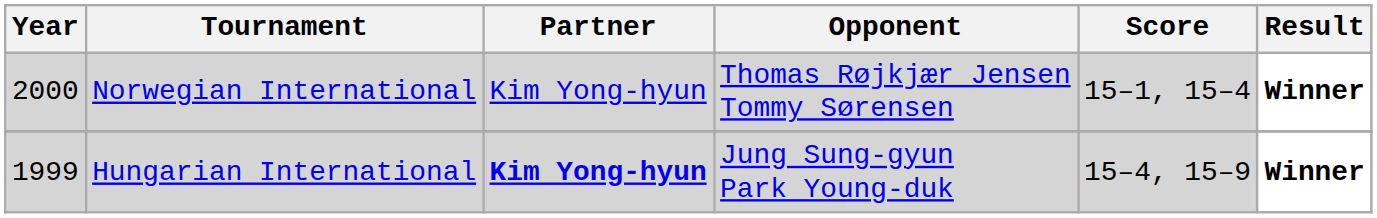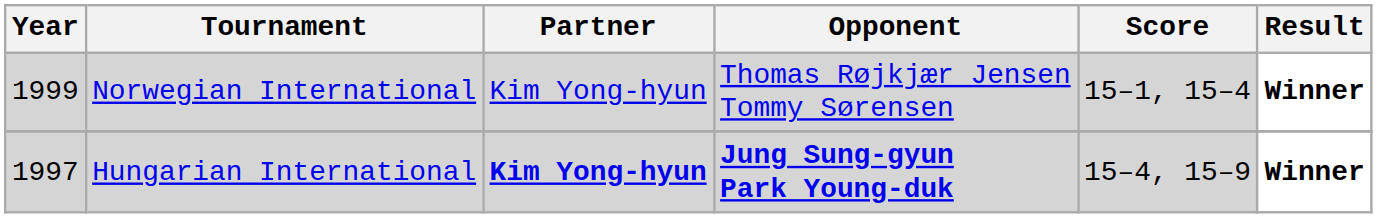(45, 92) 2000 -> (45, 92) 1999
(45, 172) 1999 -> (45, 172) 1997
(837, 172) normal -> (837, 172) bold
